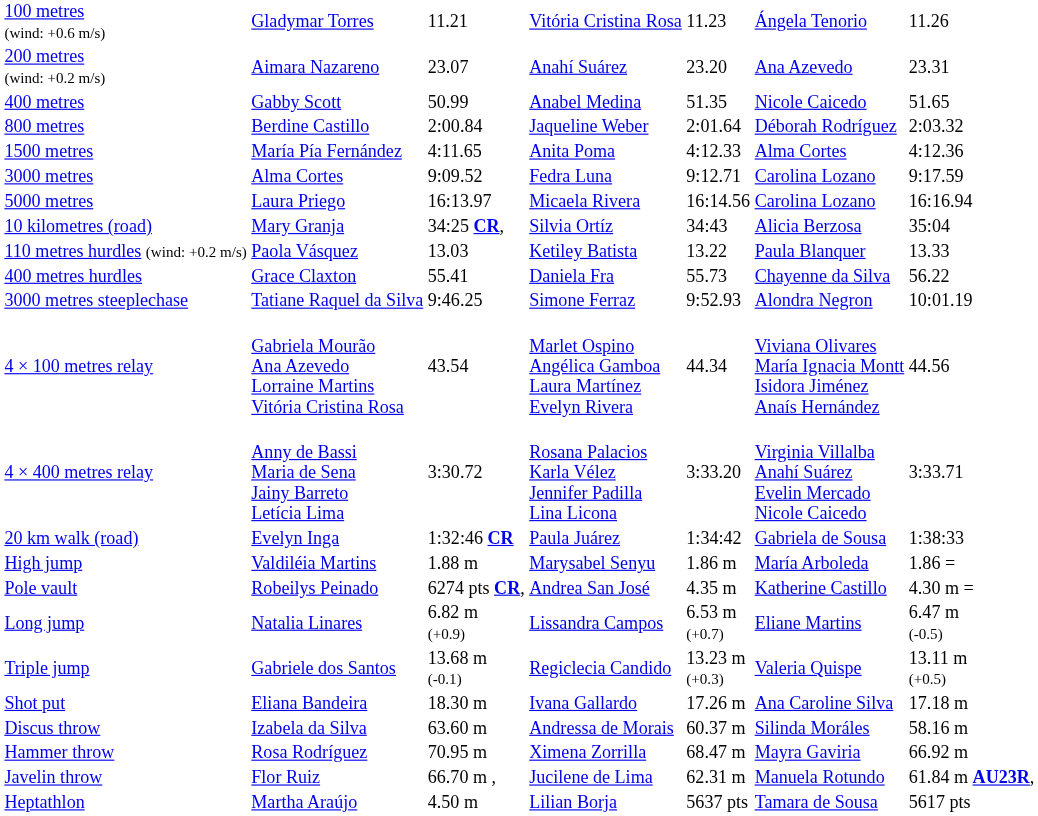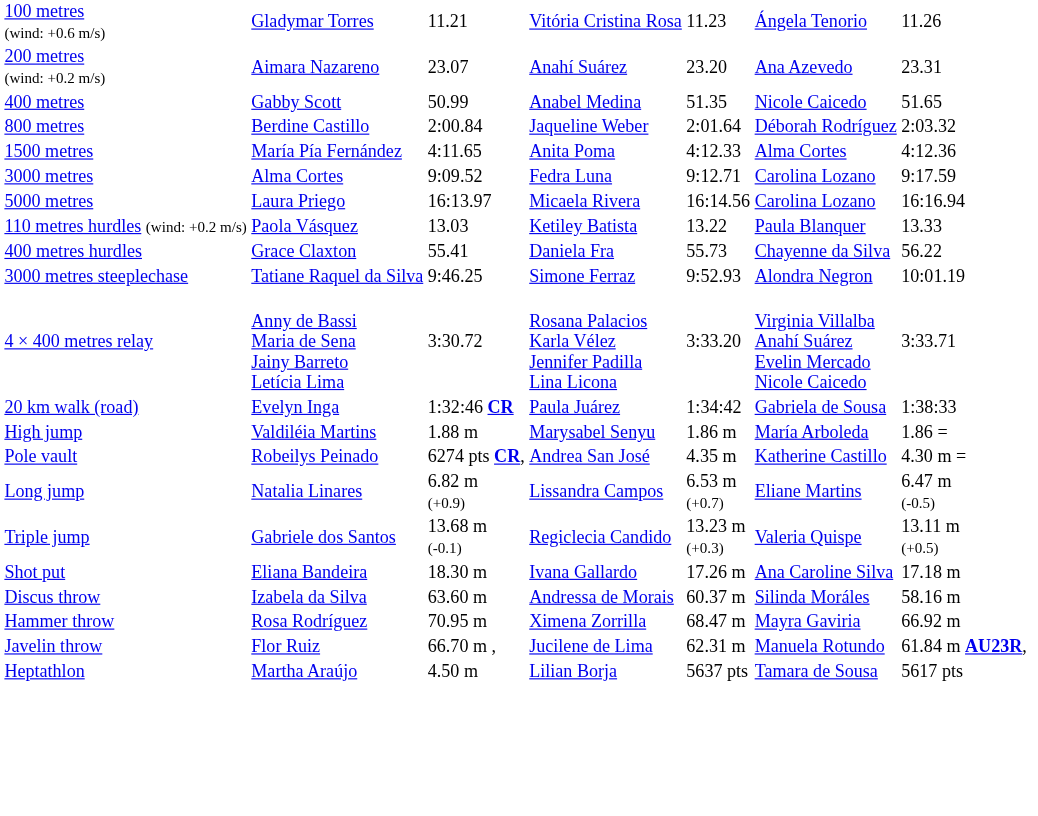- row: (78, 226)
- row: (79, 366)
